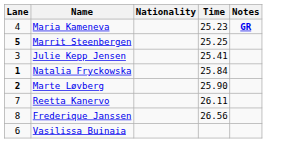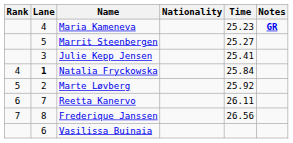+ column: (17, 12)
(17, 41) bold -> (44, 41) normal
(214, 41) 25.25 -> (240, 41) 25.27
(17, 86) bold -> (44, 86) normal
(214, 86) 25.90 -> (240, 86) 25.92
